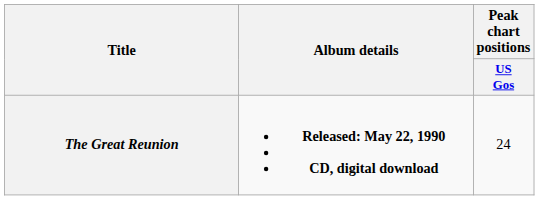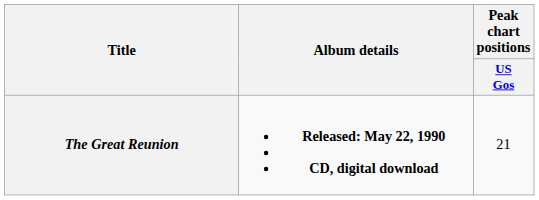(503, 144) 24 -> (503, 144) 21
